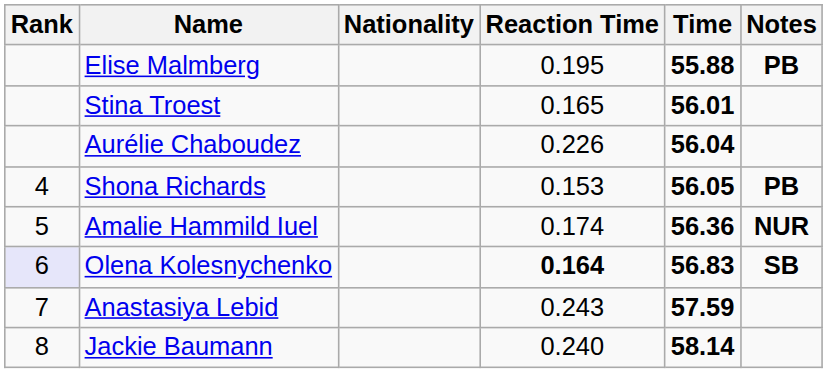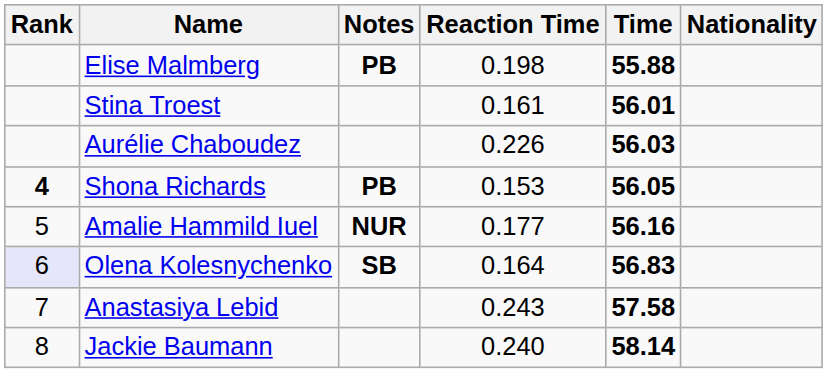columns swapped: (409, 24) <-> (781, 24)
(572, 65) 0.195 -> (513, 65) 0.198
(572, 105) 0.165 -> (513, 105) 0.161
(703, 145) 56.04 -> (643, 145) 56.03
(42, 186) normal -> (42, 186) bold
(572, 226) 0.174 -> (513, 226) 0.177
(703, 226) 56.36 -> (643, 226) 56.16
(572, 266) bold -> (513, 266) normal
(703, 307) 57.59 -> (643, 307) 57.58
